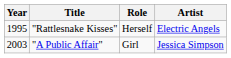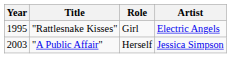(137, 28) Herself -> (130, 28) Girl
(130, 45) Girl -> (137, 45) Herself
